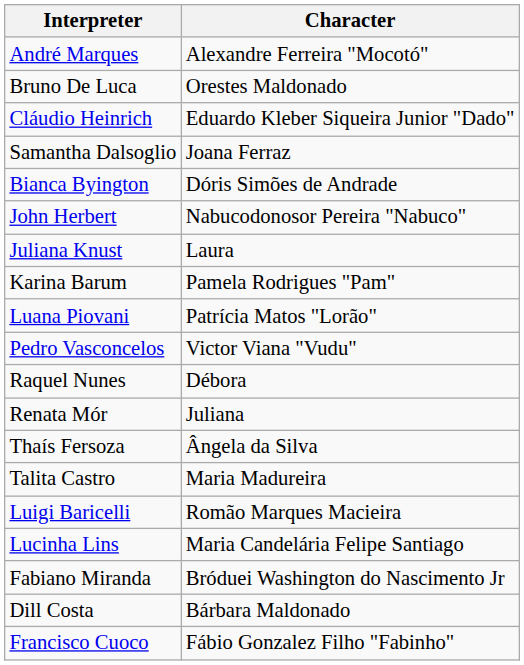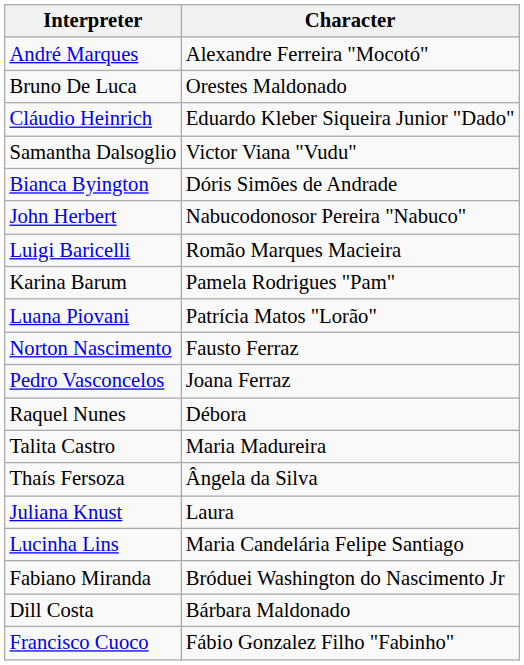(238, 151) Joana Ferraz -> (271, 151) Victor Viana "Vudu"
rows swapped: (66, 250) <-> (70, 511)
+ row: (91, 348)
(271, 348) Victor Viana "Vudu" -> (238, 380) Joana Ferraz
- row: (58, 413)
rows swapped: (62, 479) <-> (67, 446)
